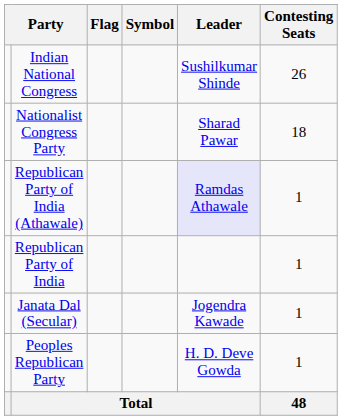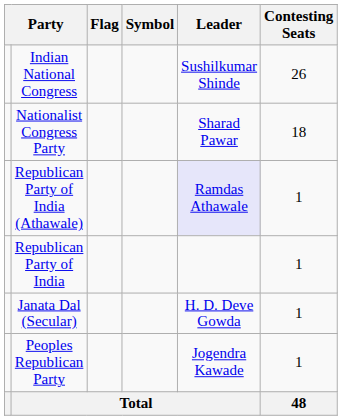(219, 313) Jogendra Kawade -> (219, 313) H. D. Deve Gowda
(219, 362) H. D. Deve Gowda -> (219, 362) Jogendra Kawade
